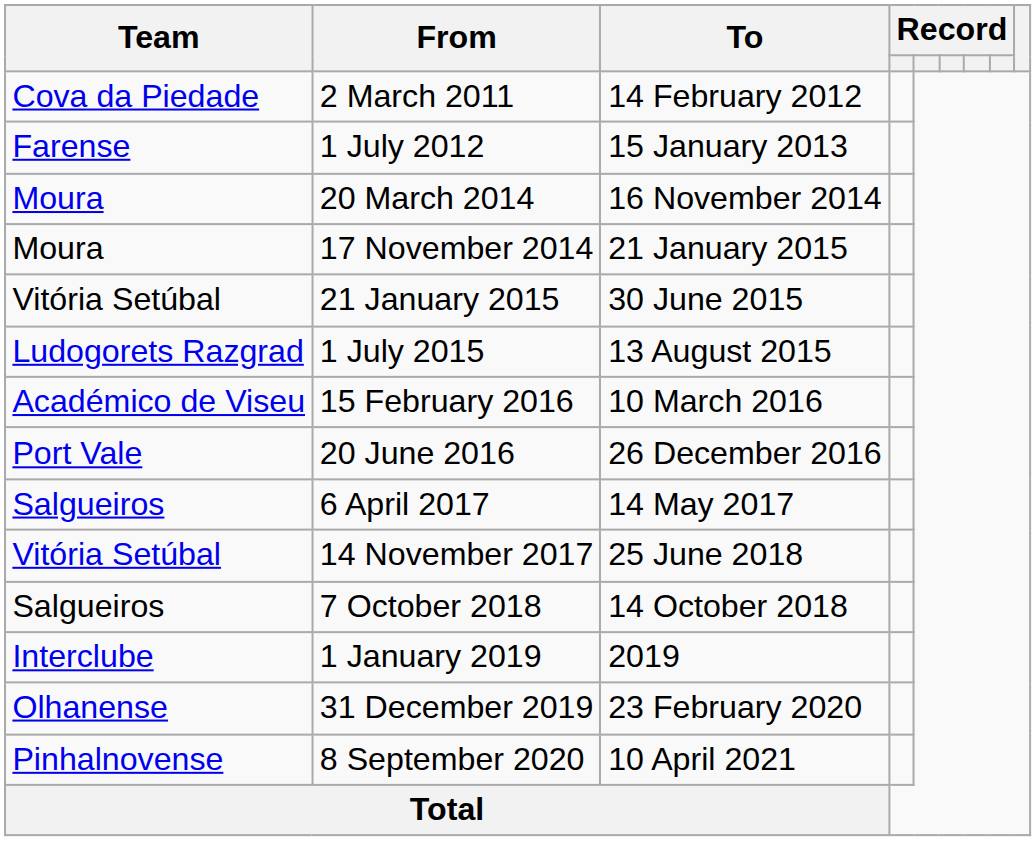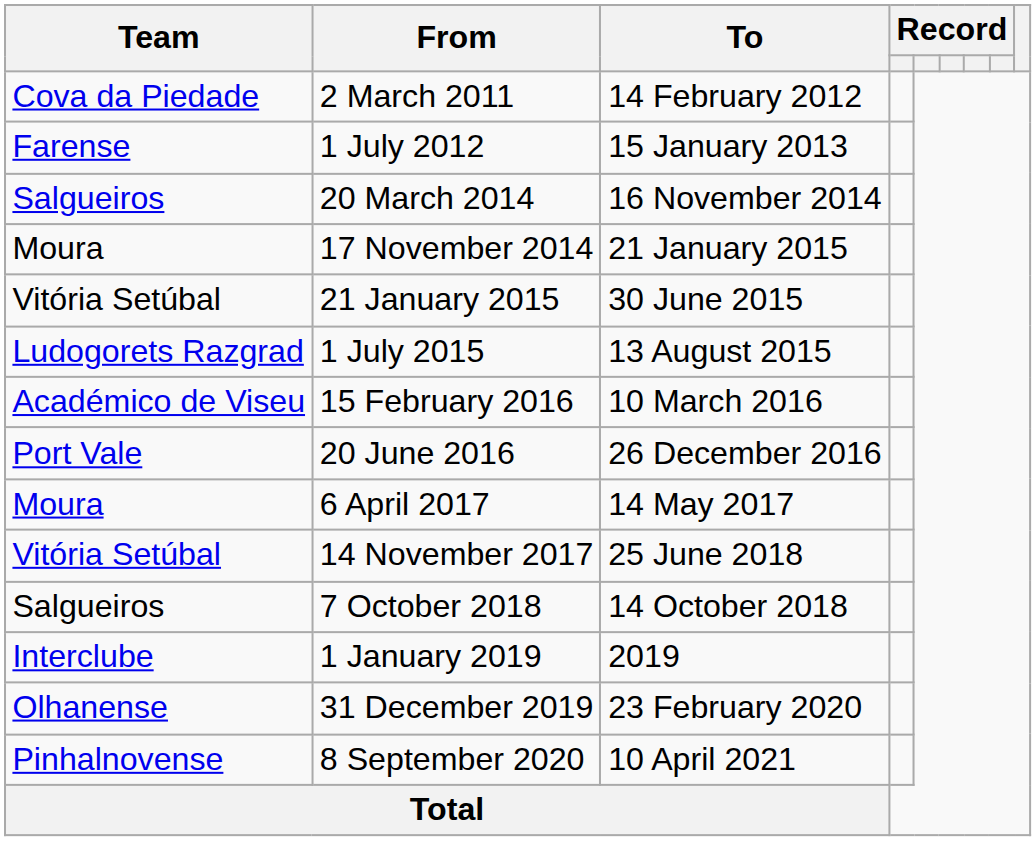(58, 197) Moura -> (88, 197) Salgueiros
(88, 503) Salgueiros -> (58, 503) Moura
